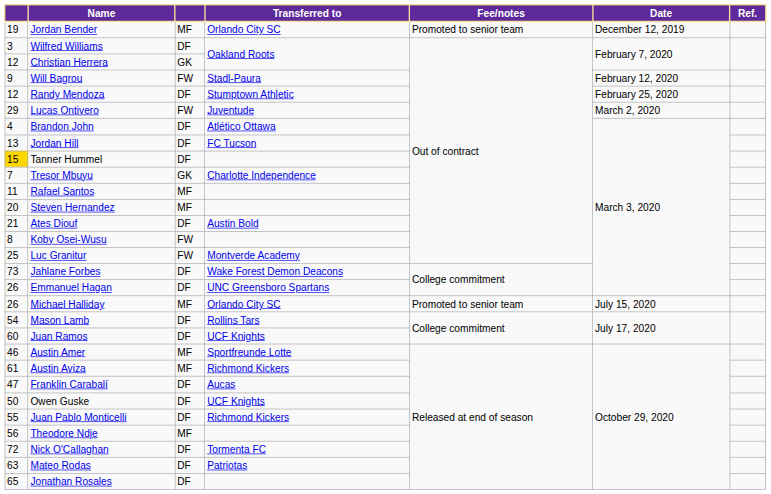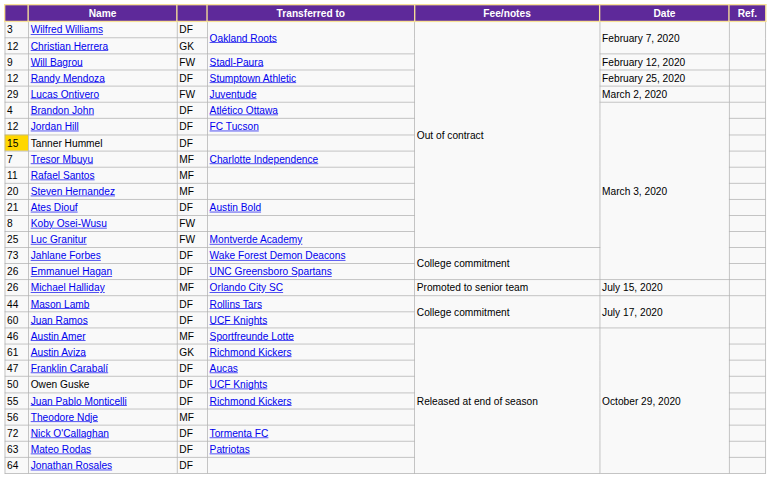- row: (64, 30)
(13, 143) 13 -> (13, 127) 12
(185, 175) GK -> (187, 159) MF
(13, 320) 54 -> (13, 304) 44
(185, 369) MF -> (187, 352) GK
(13, 481) 65 -> (13, 465) 64
